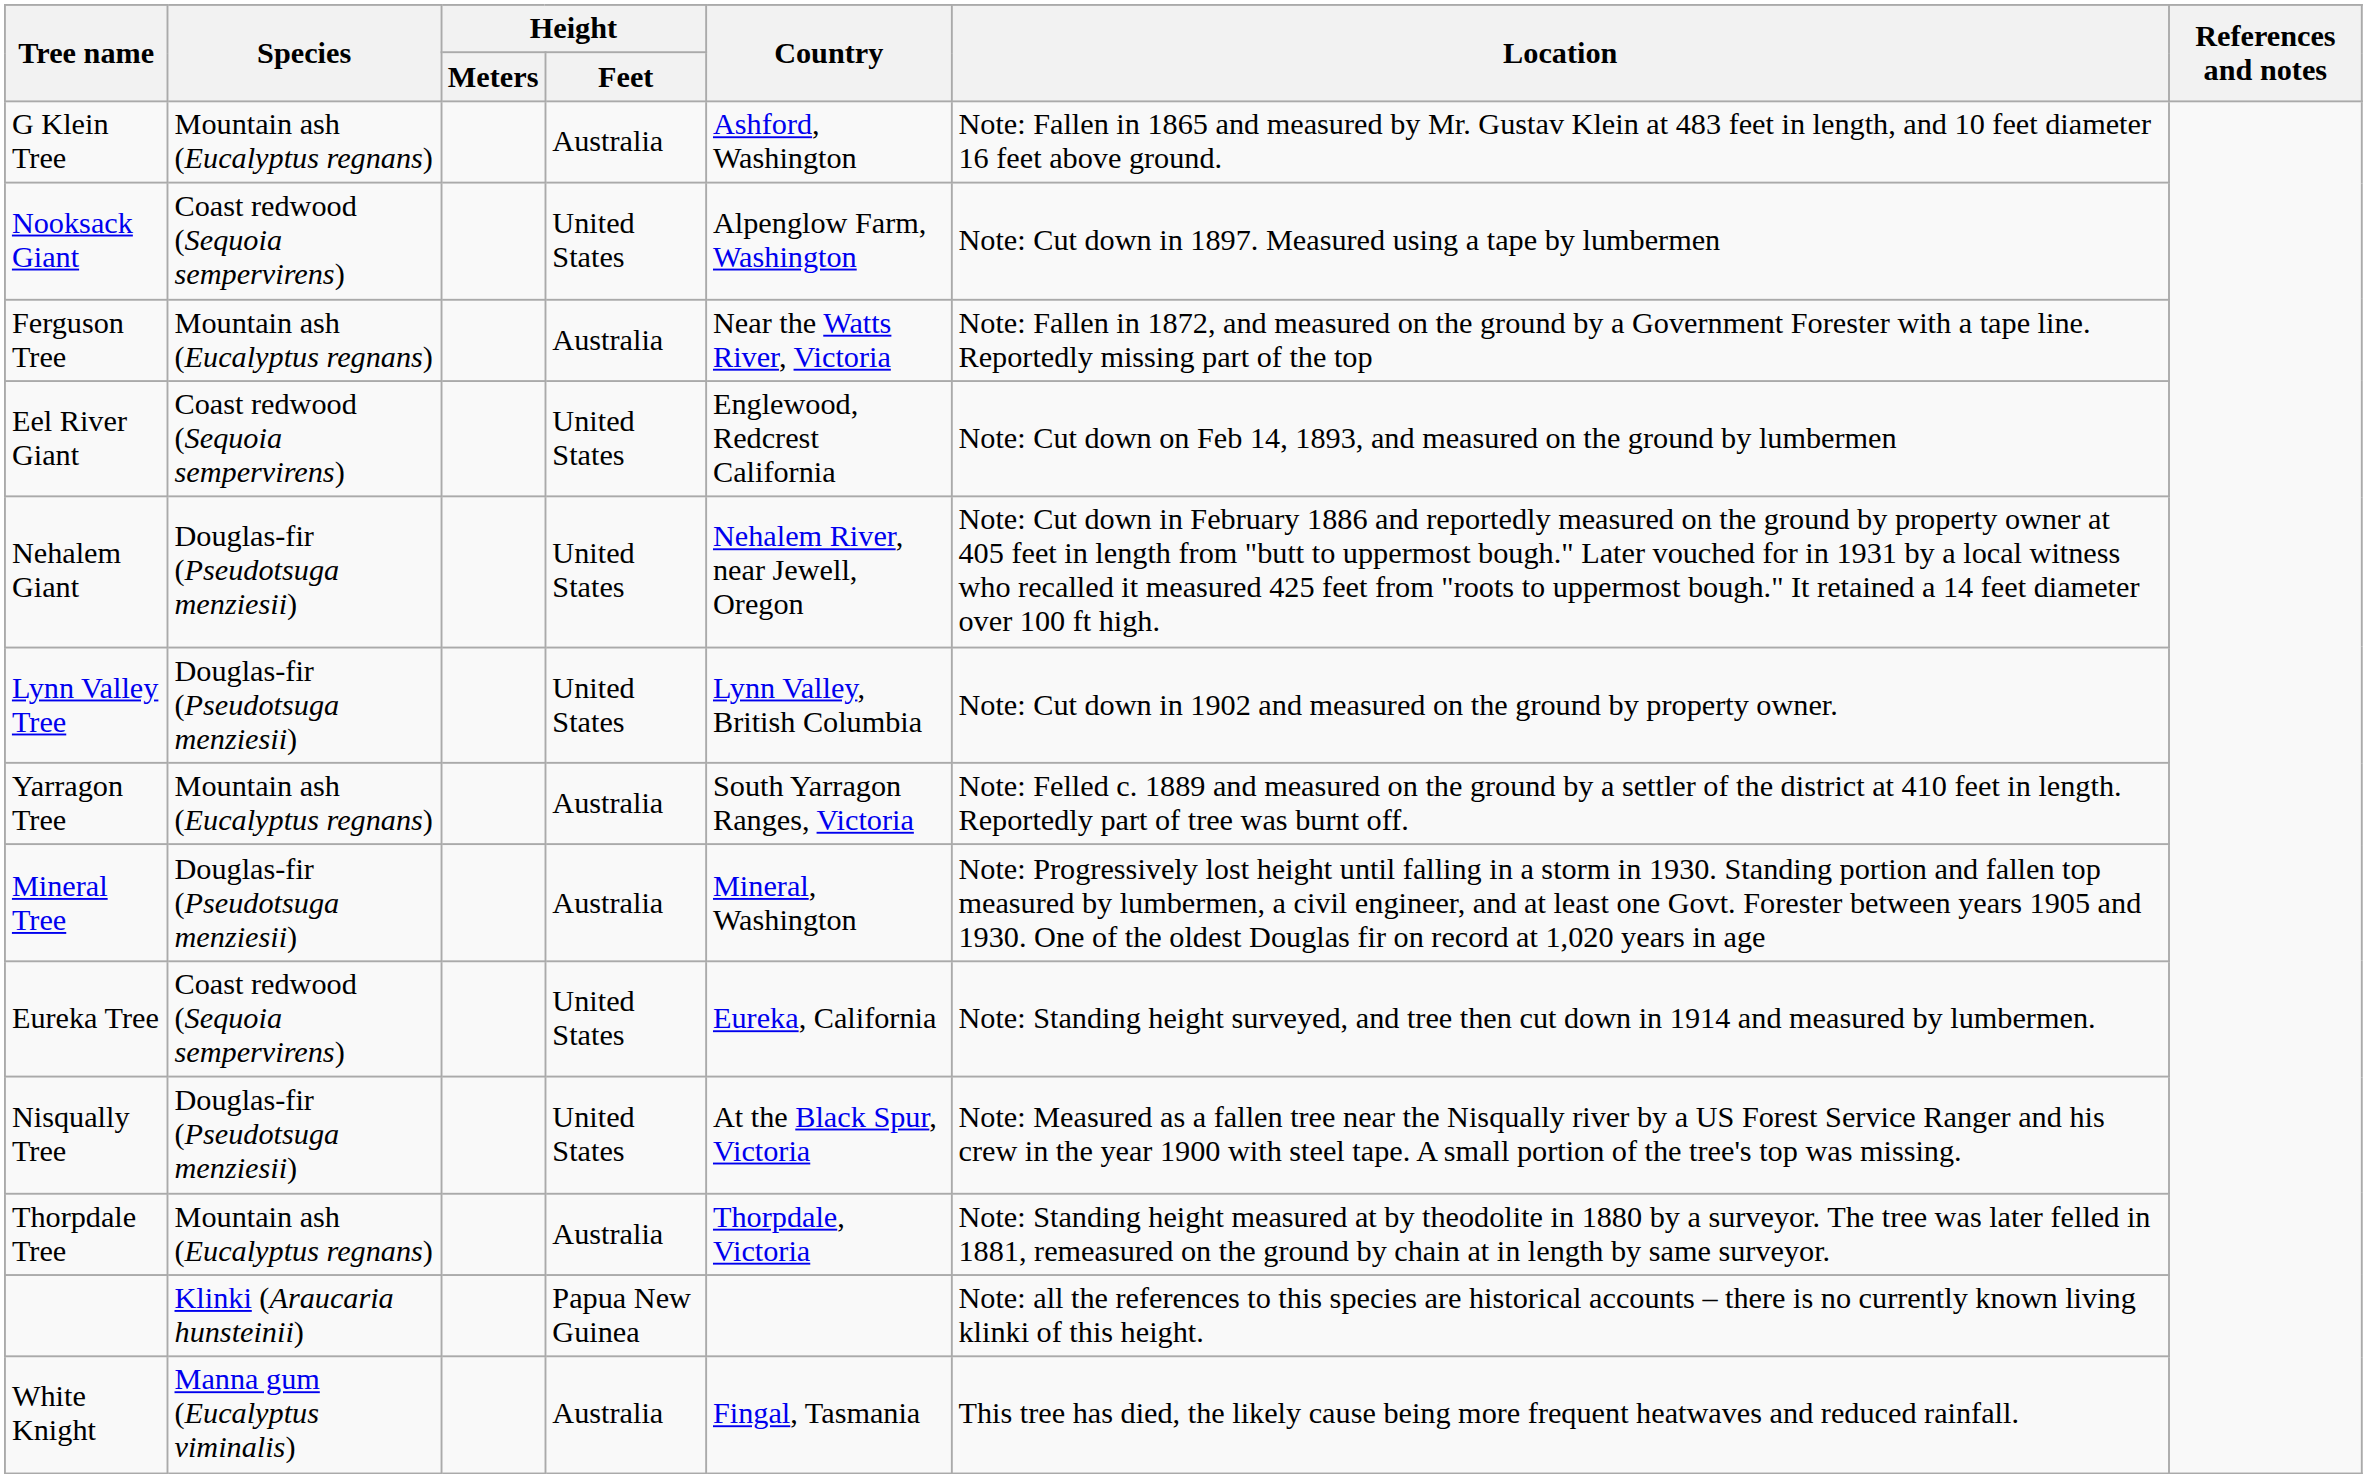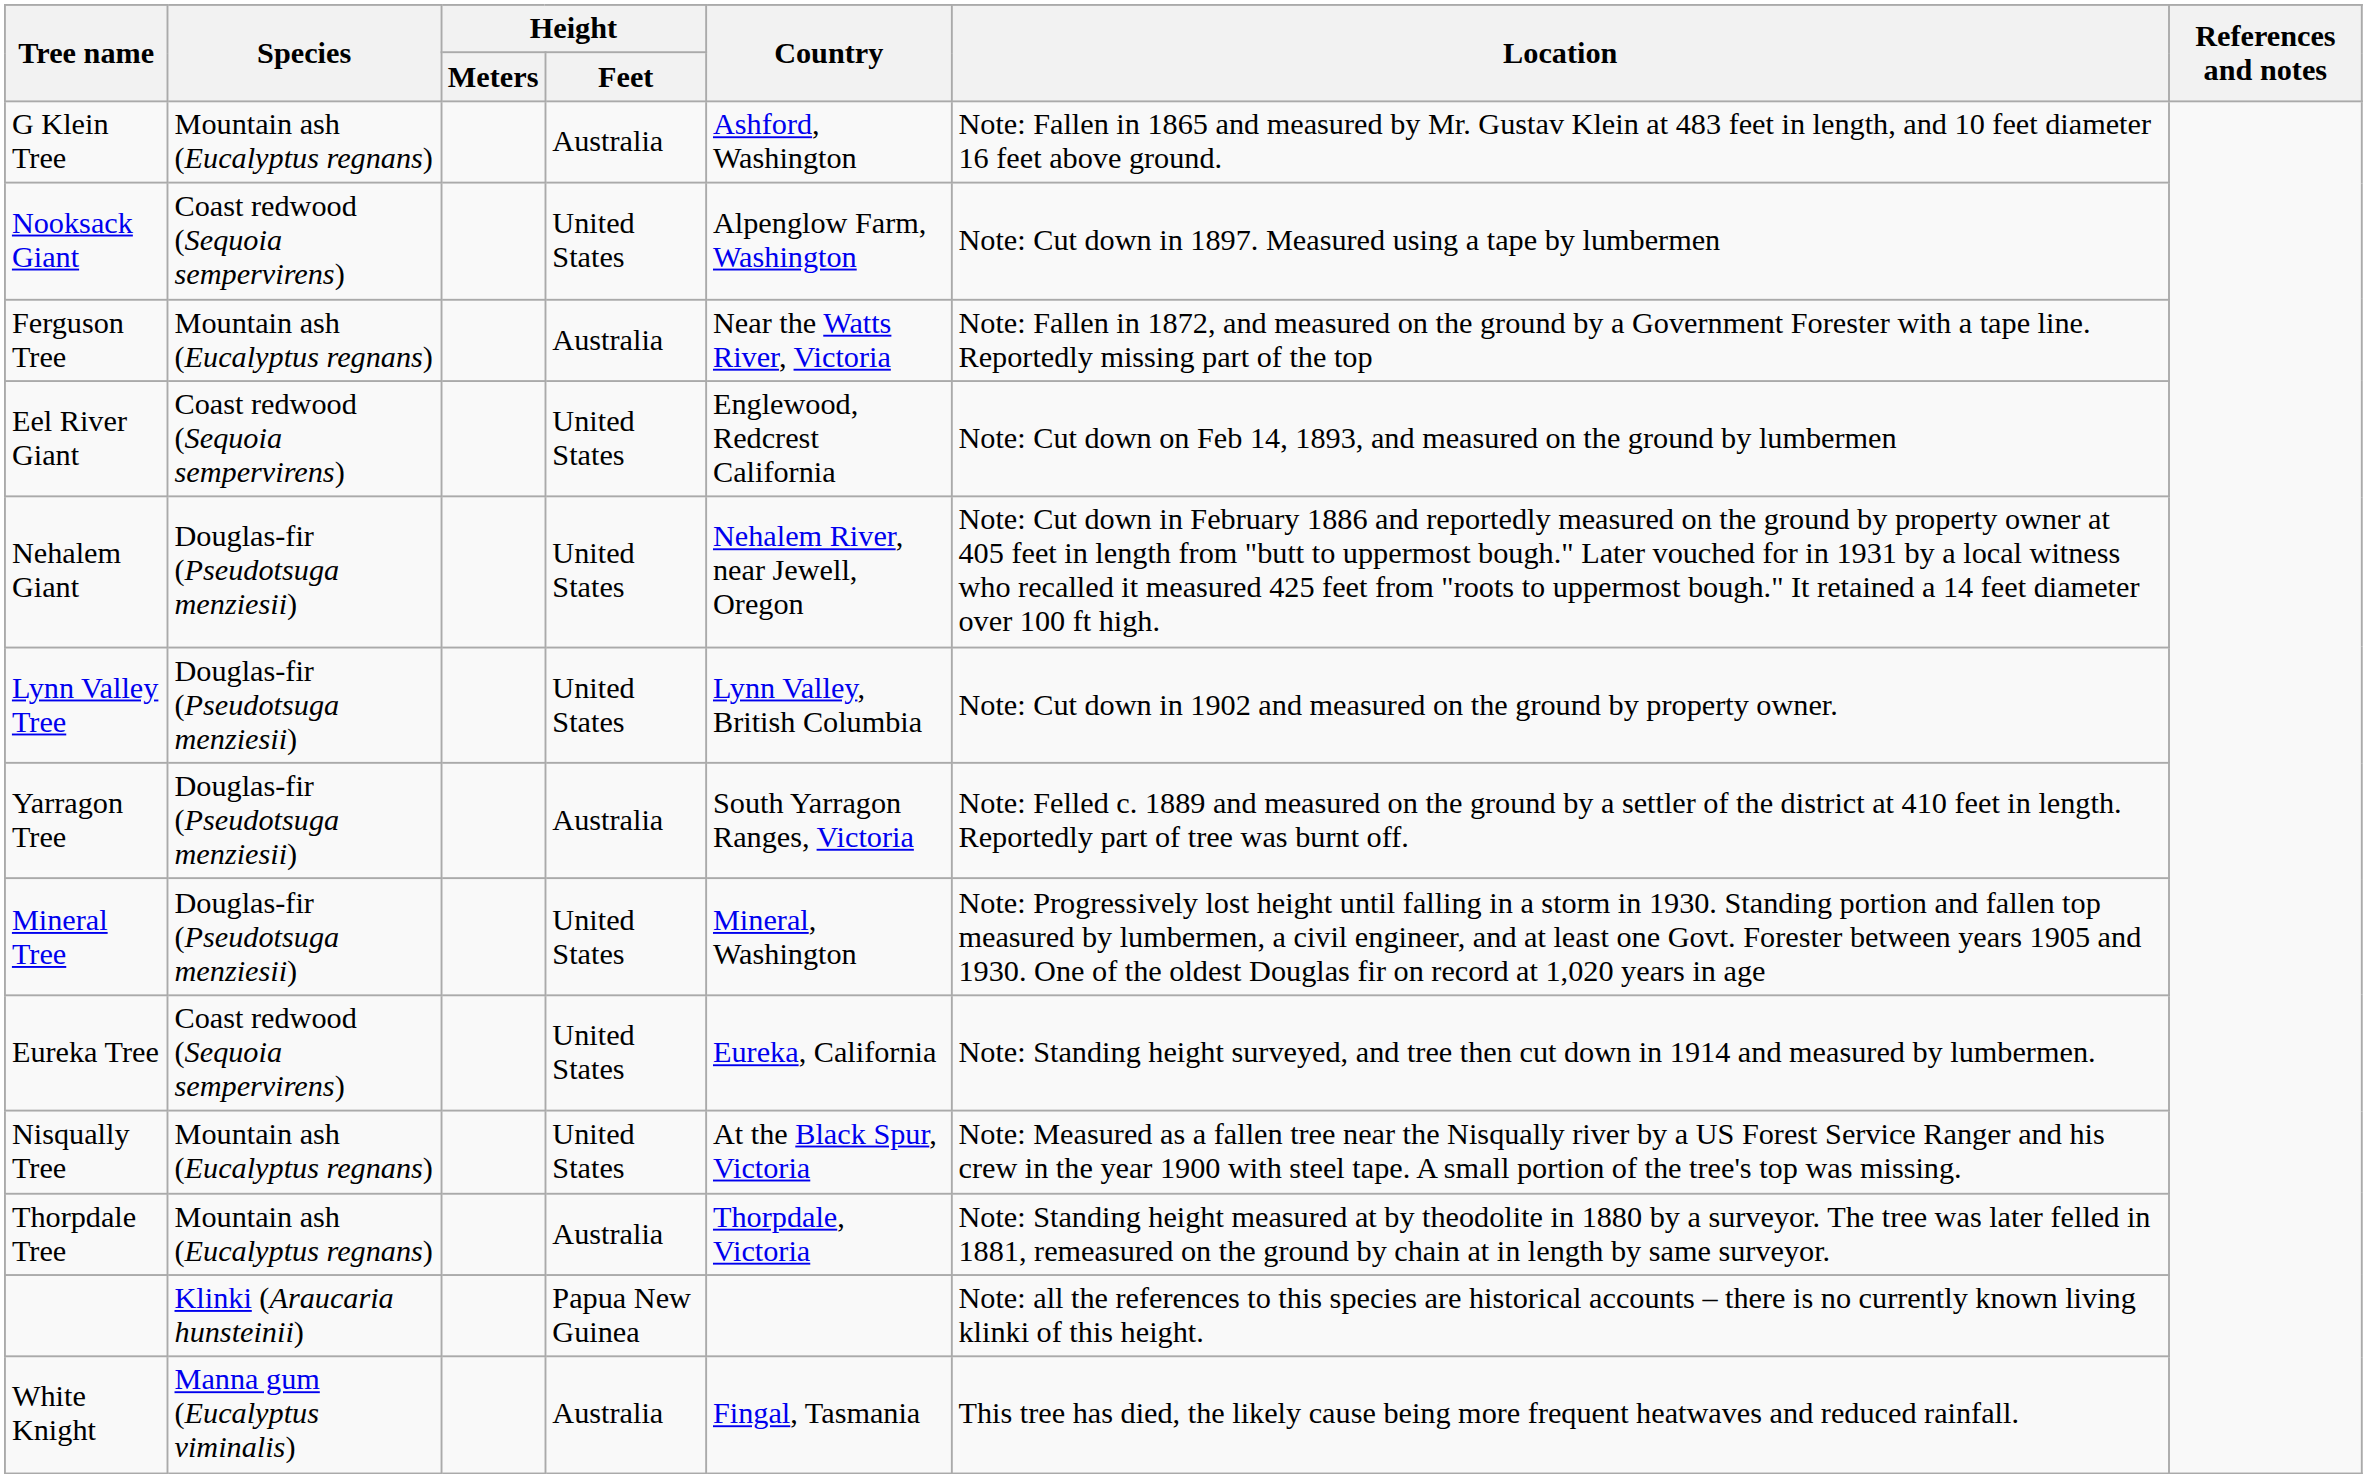(304, 803) Mountain ash (Eucalyptus regnans) -> (257, 820) Douglas-fir (Pseudotsuga menziesii)
(608, 902) Australia -> (594, 936) United States
(257, 1134) Douglas-fir (Pseudotsuga menziesii) -> (304, 1151) Mountain ash (Eucalyptus regnans)
